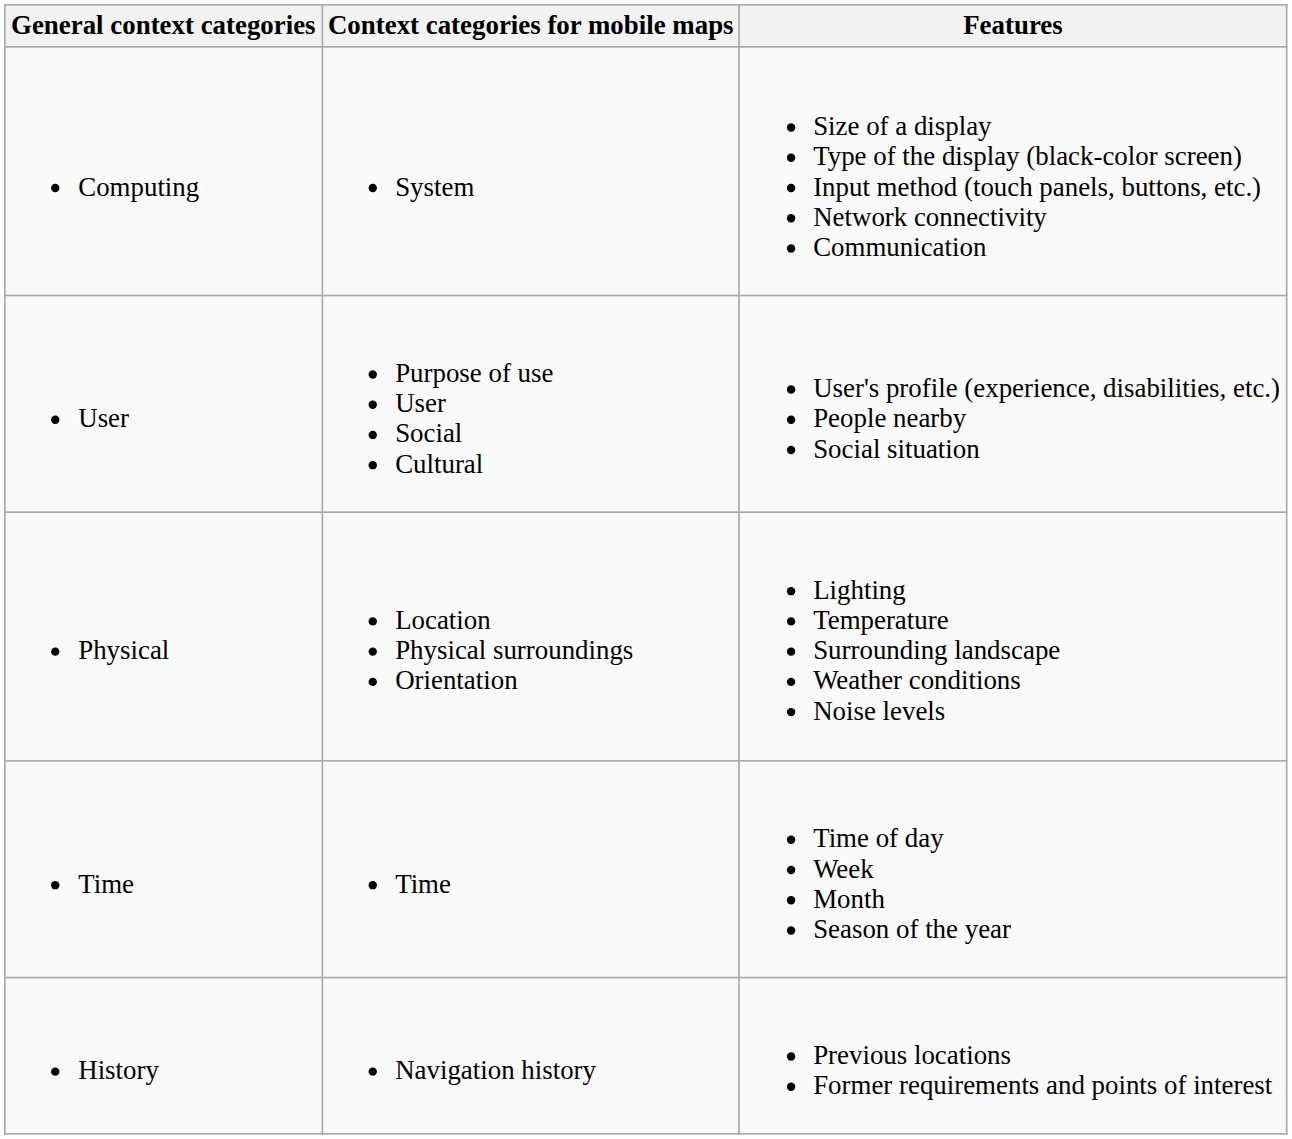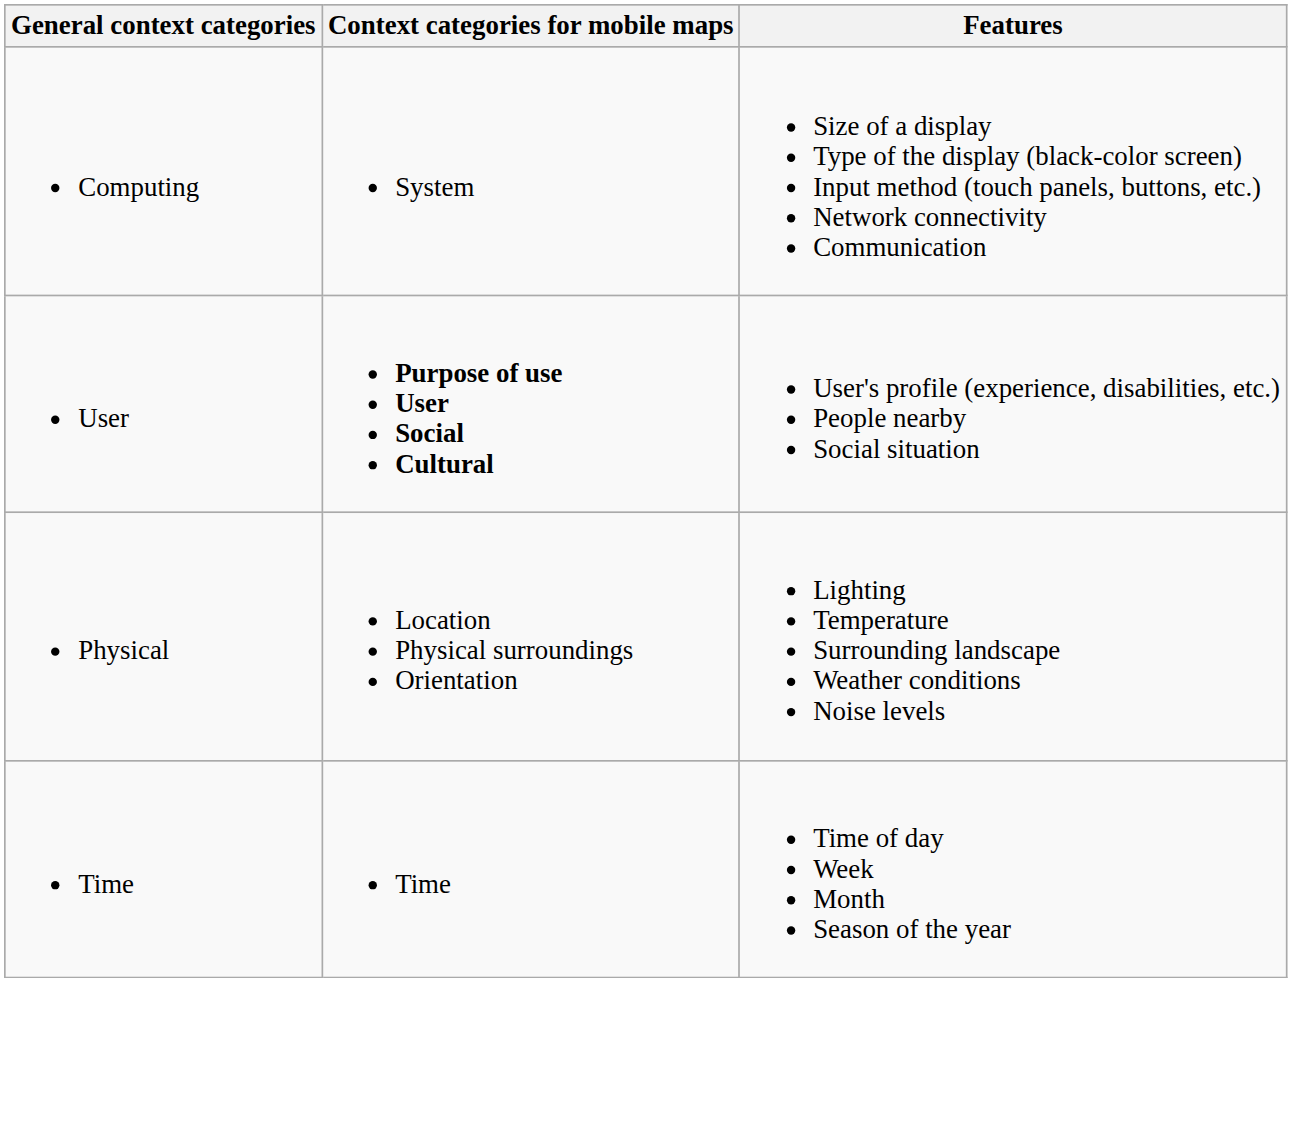(531, 419) normal -> (531, 419) bold
- row: (163, 1071)
